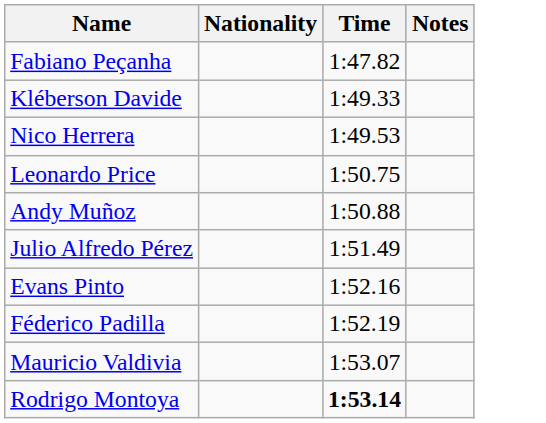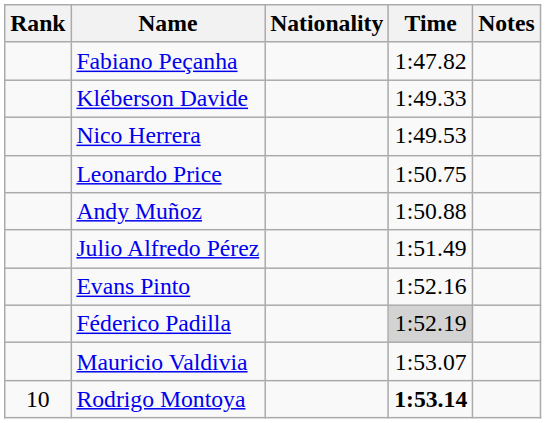+ column: (38, 23)
(365, 323) no background -> (431, 323) lightgrey background
